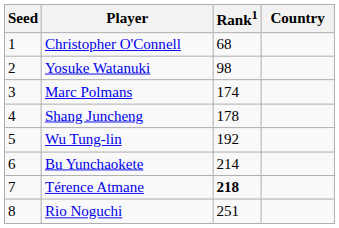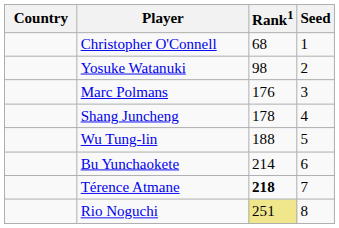columns swapped: (298, 18) <-> (23, 18)
(228, 92) 174 -> (263, 92) 176
(228, 139) 192 -> (263, 139) 188
(228, 211) no background -> (263, 211) khaki background
